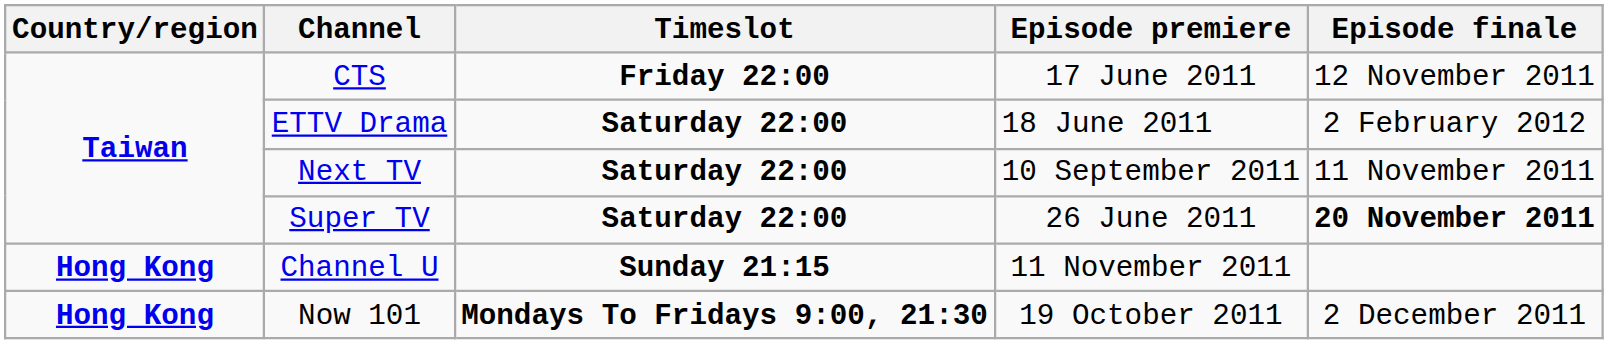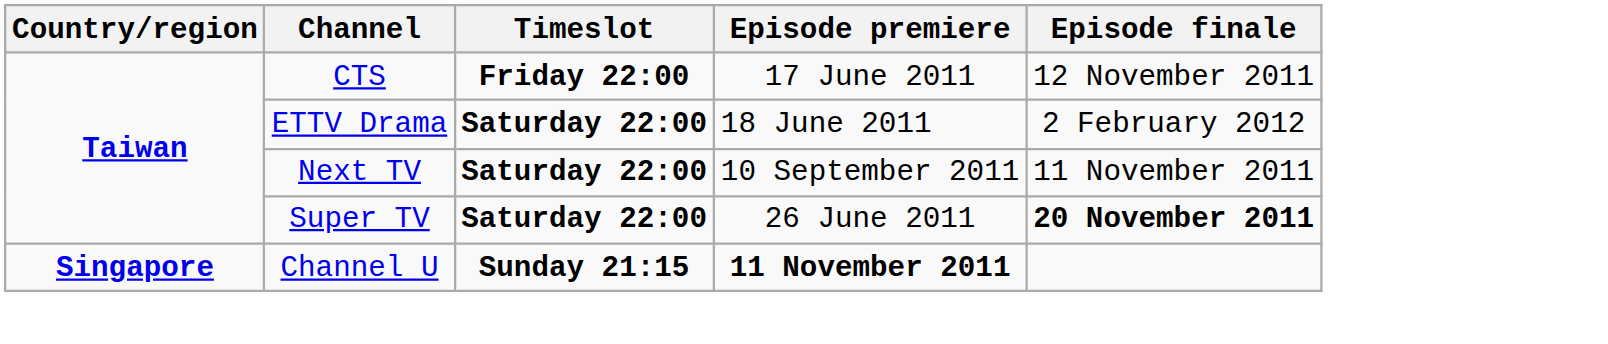(135, 267) Hong Kong -> (135, 267) Singapore
(1151, 267) normal -> (870, 267) bold
- row: (360, 315)
